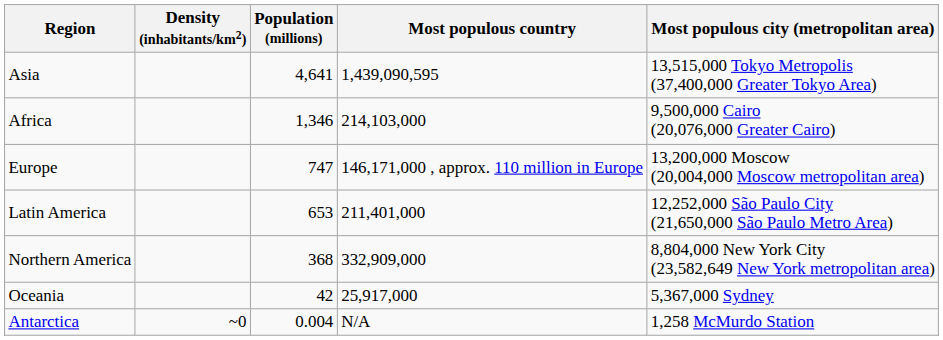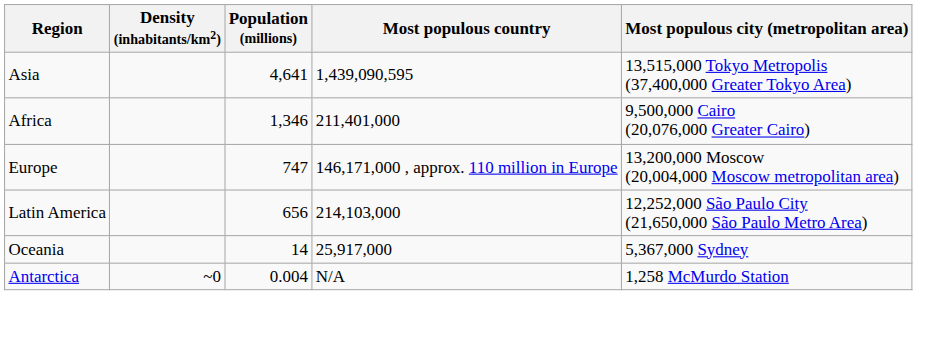(384, 120) 214,103,000 -> (358, 120) 211,401,000
(321, 212) 653 -> (295, 212) 656
(383, 212) 211,401,000 -> (358, 212) 214,103,000
- row: (70, 258)
(325, 295) 42 -> (299, 249) 14
